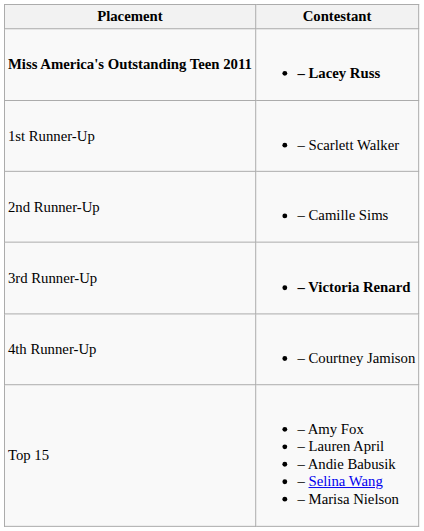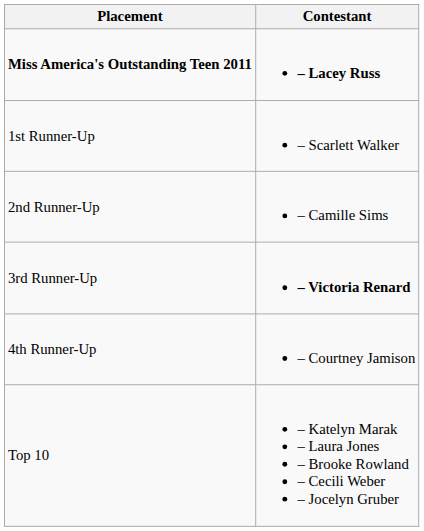+ row: (28, 455)
- row: (28, 455)
